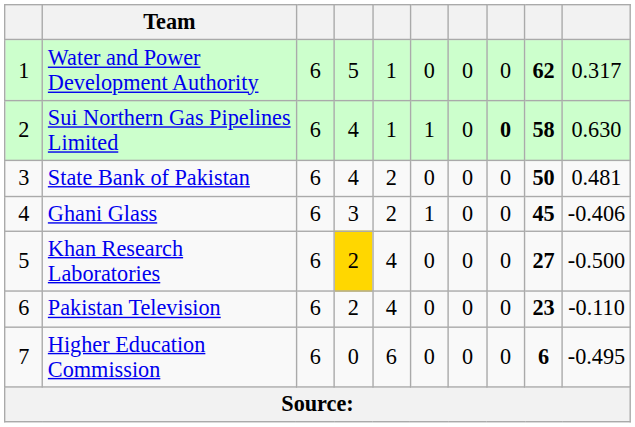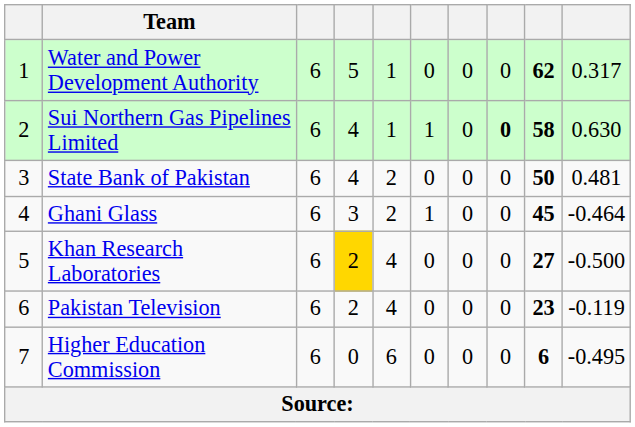(596, 213) -0.406 -> (596, 213) -0.464
(596, 308) -0.110 -> (596, 308) -0.119
